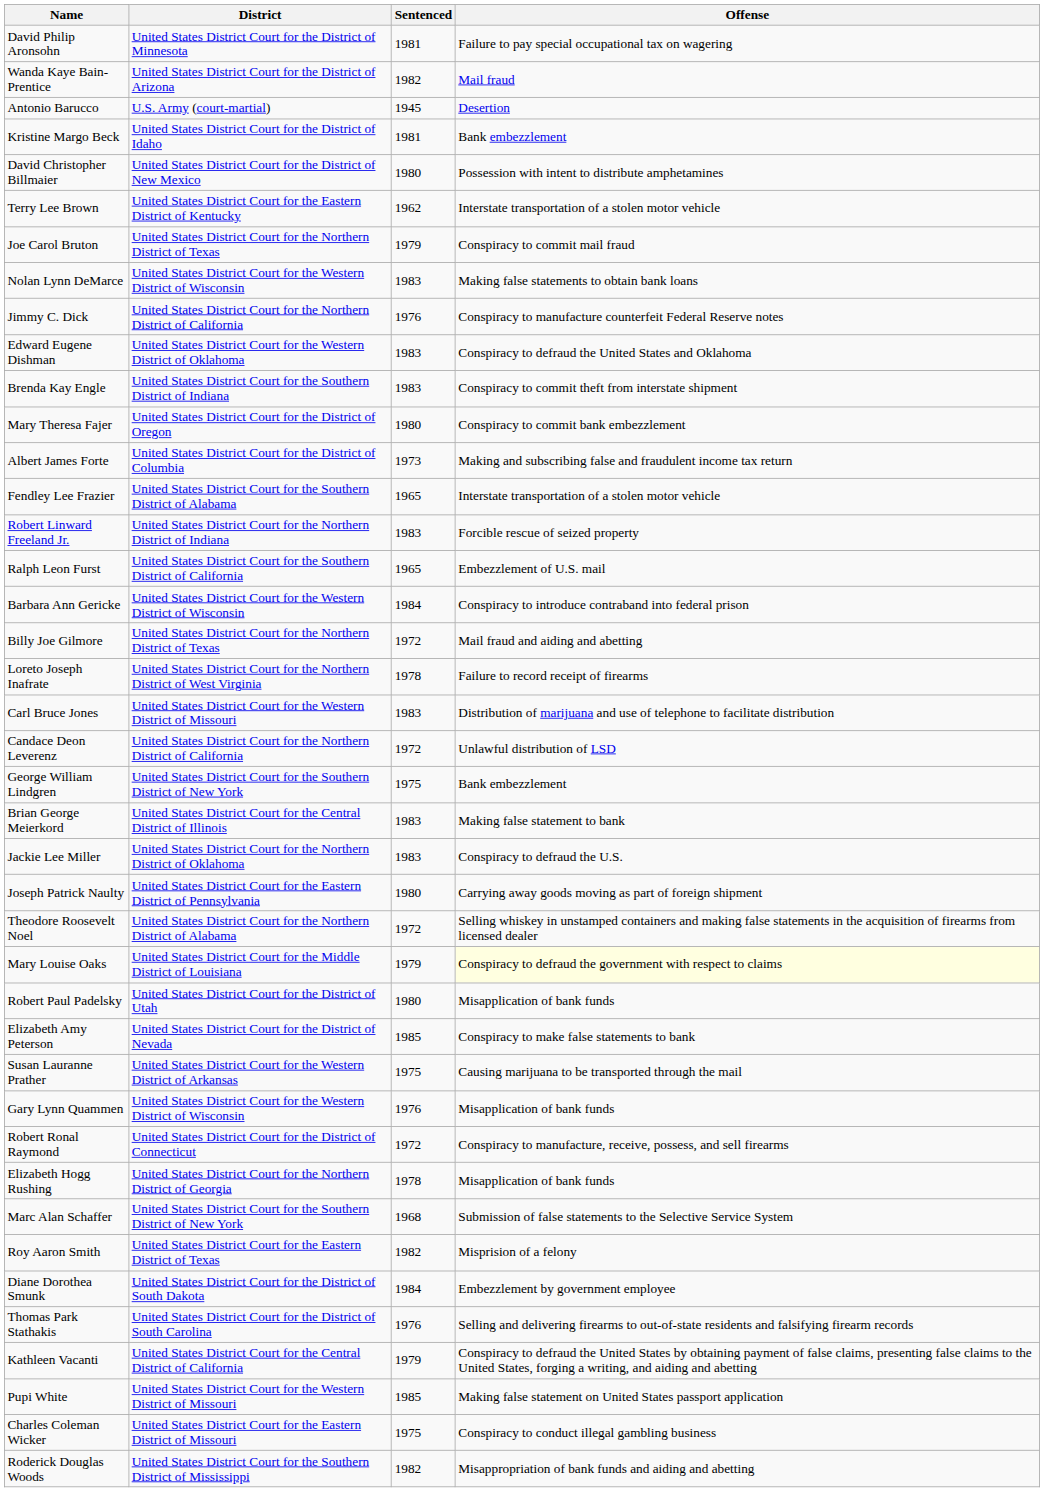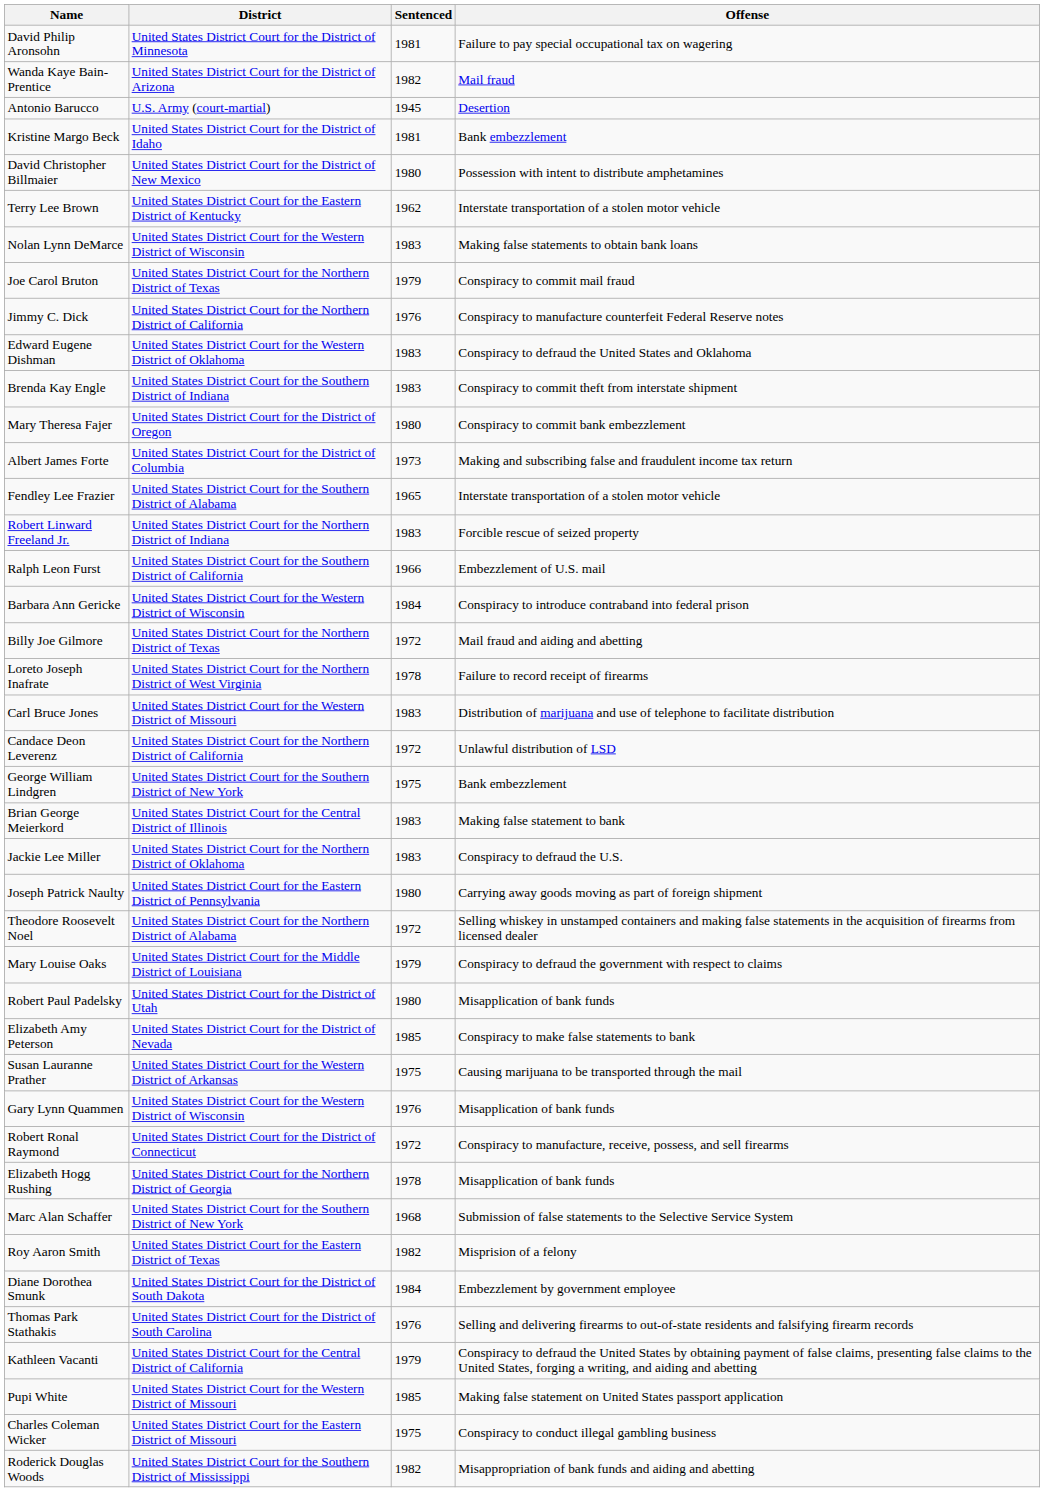rows swapped: (53, 244) <-> (65, 280)
(408, 568) 1965 -> (408, 568) 1966
(620, 964) lightyellow background -> (620, 964) no background
